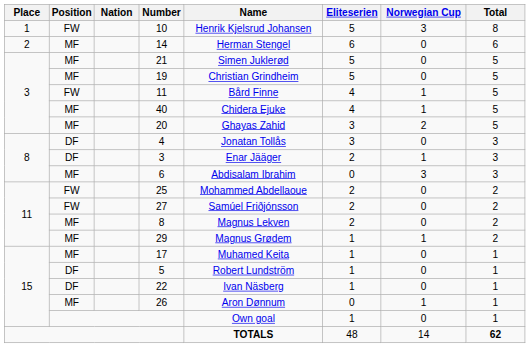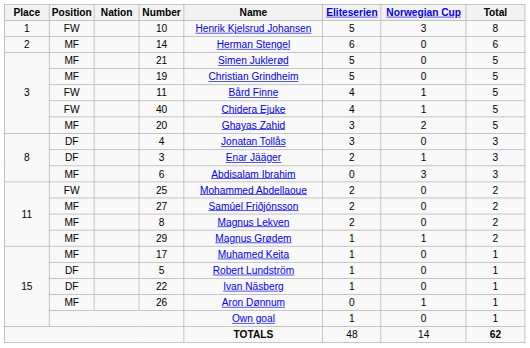(72, 109) MF -> (72, 109) FW
(72, 206) FW -> (72, 206) MF
